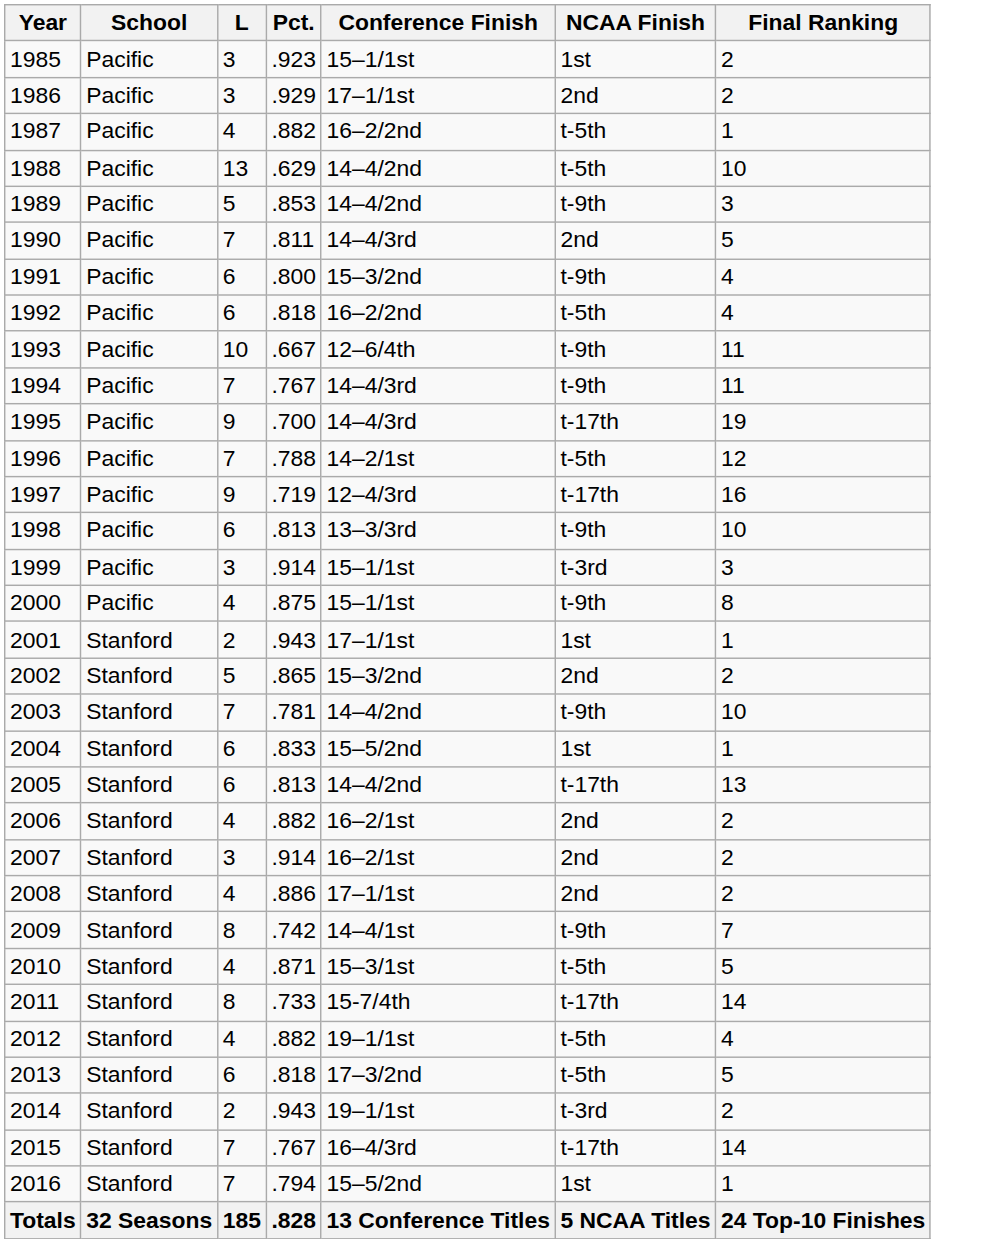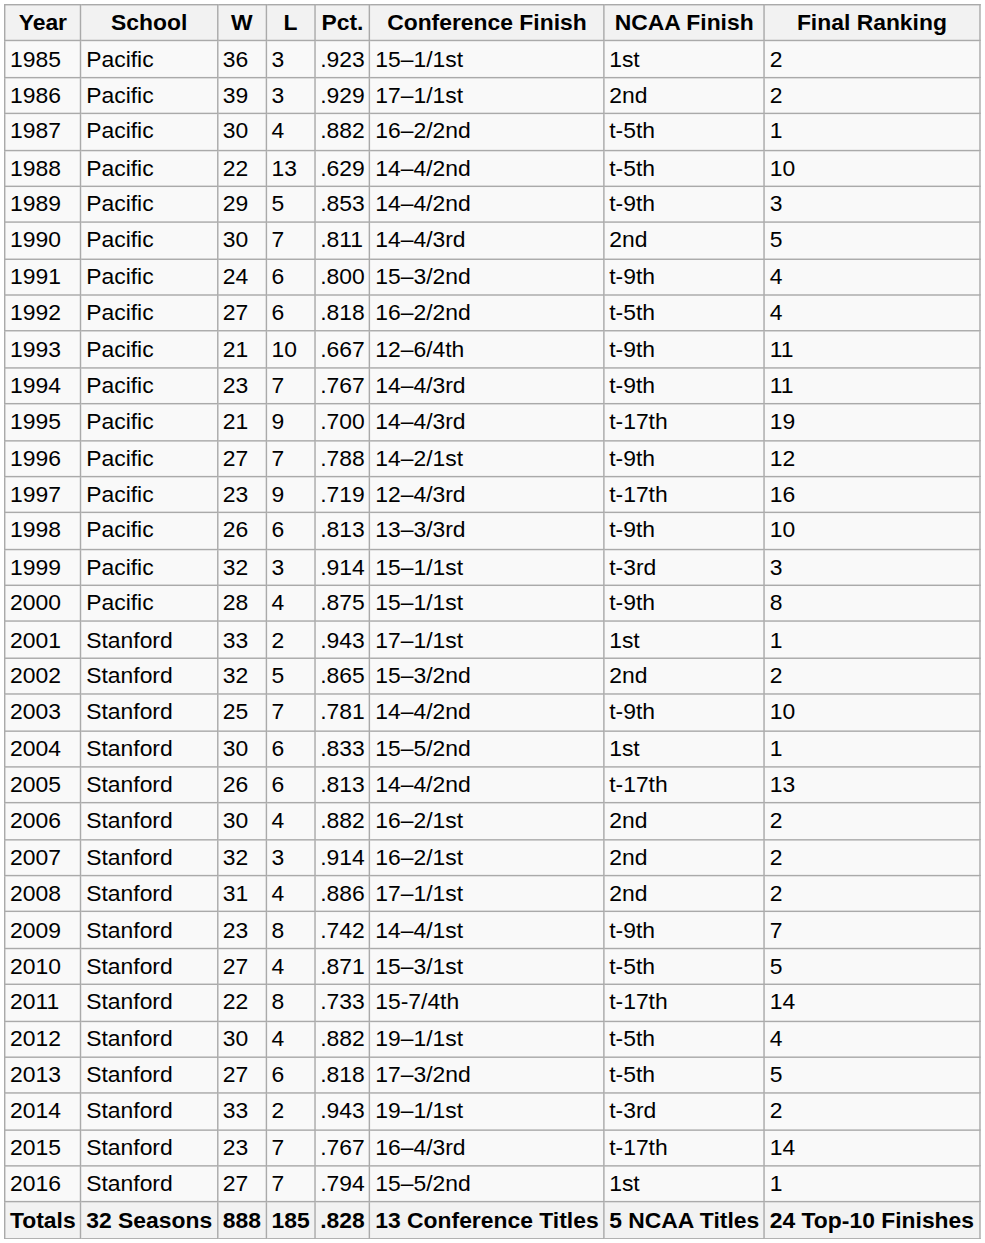+ column: (242, 22)
(583, 458) t-5th -> (632, 458) t-9th
